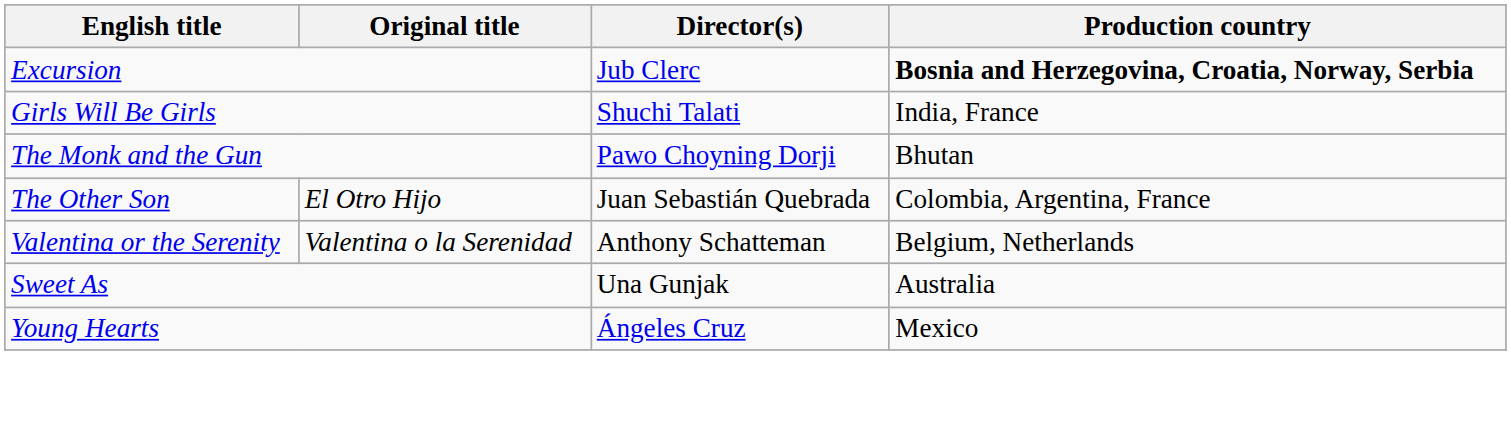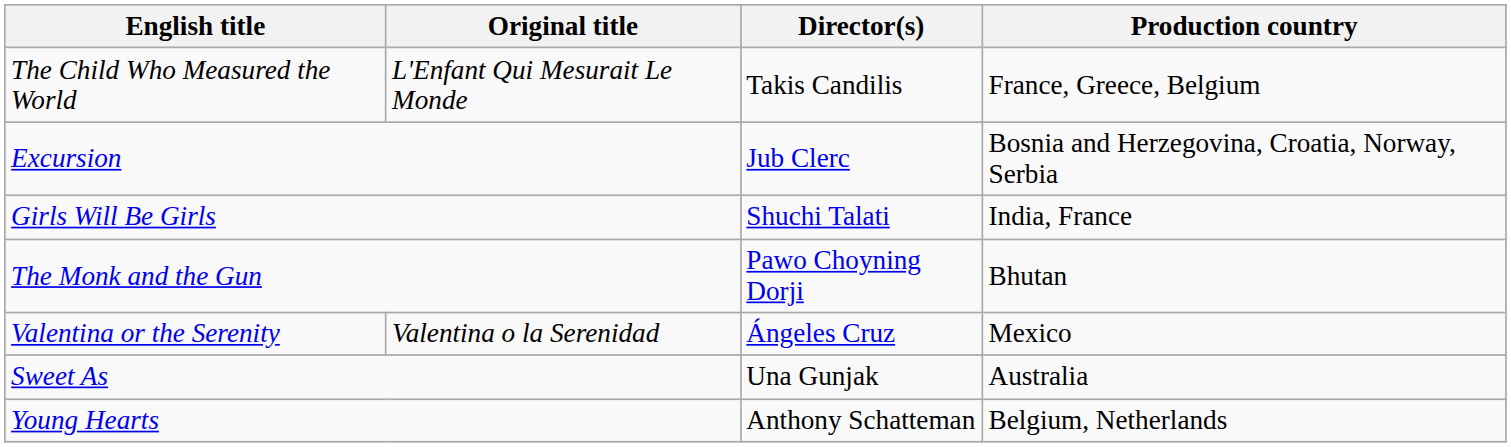+ row: (171, 84)
(1184, 69) bold -> (1222, 158) normal
- row: (90, 198)
(711, 241) Anthony Schatteman -> (821, 333) Ángeles Cruz
(1015, 241) Belgium, Netherlands -> (1030, 333) Mexico
(671, 328) Ángeles Cruz -> (861, 419) Anthony Schatteman
(937, 328) Mexico -> (1108, 419) Belgium, Netherlands
